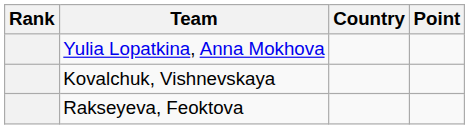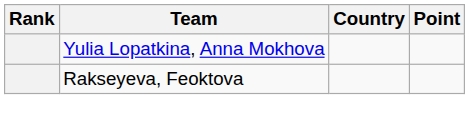- row: (169, 78)
